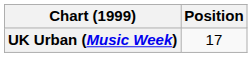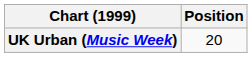(214, 40) 17 -> (214, 40) 20
